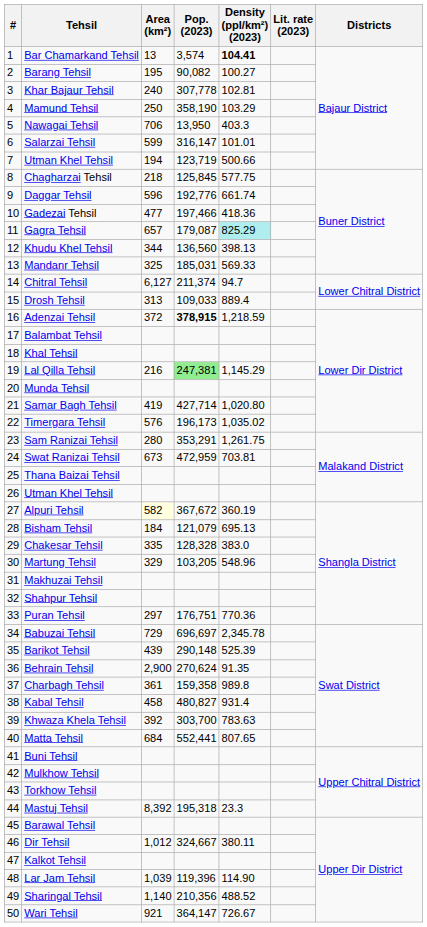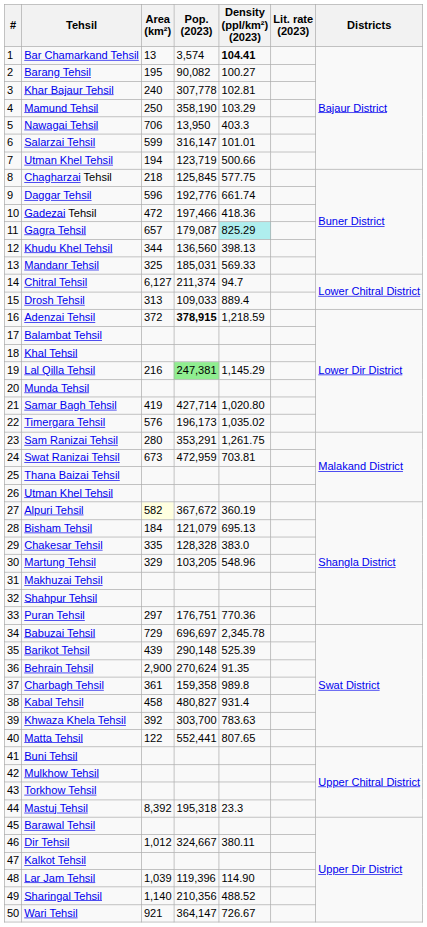(153, 213) 477 -> (153, 213) 472
(153, 738) 684 -> (153, 738) 122
